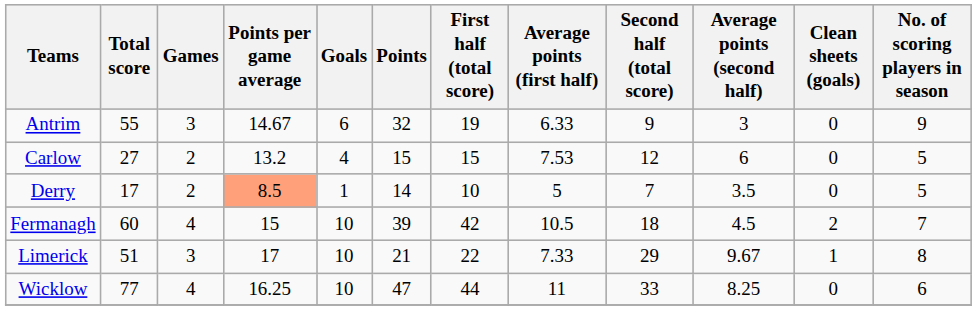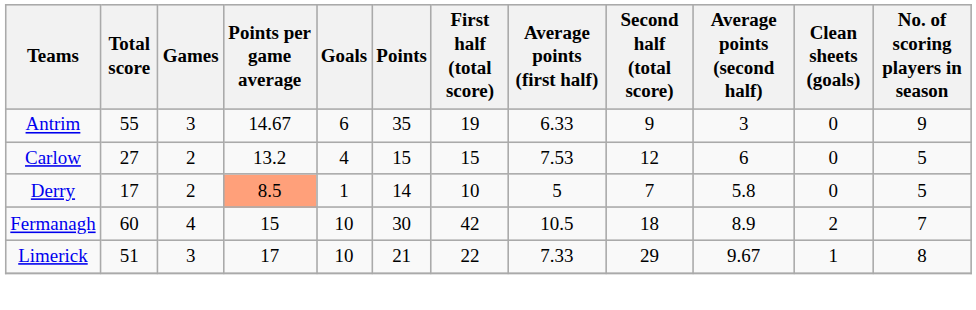(402, 124) 32 -> (402, 124) 35
(744, 190) 3.5 -> (744, 190) 5.8
(402, 223) 39 -> (402, 223) 30
(744, 223) 4.5 -> (744, 223) 8.9
- row: (53, 289)
